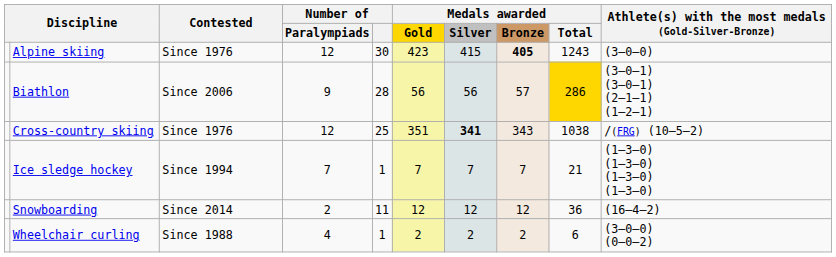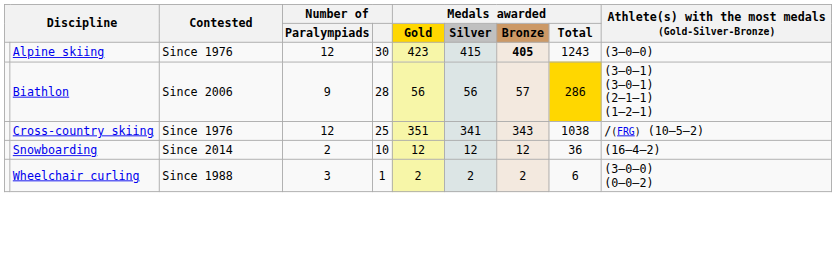(470, 131) bold -> (470, 131) normal
- row: (73, 170)
(382, 209) 11 -> (382, 150) 10
(327, 235) 4 -> (327, 176) 3
